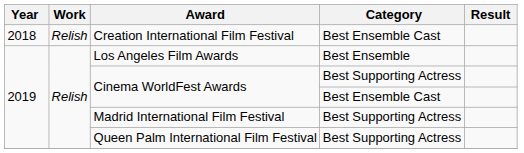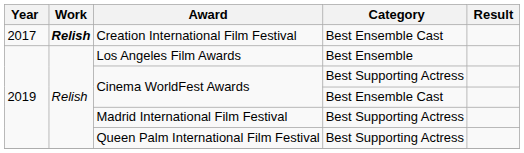(22, 35) 2018 -> (22, 35) 2017
(70, 35) normal -> (71, 35) bold
